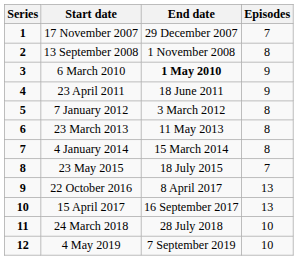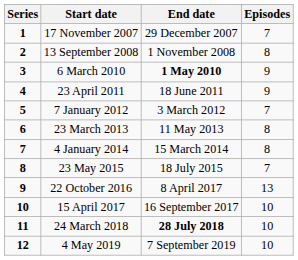(267, 110) 8 -> (267, 110) 7
(267, 206) 13 -> (267, 206) 10
(191, 226) normal -> (191, 226) bold
